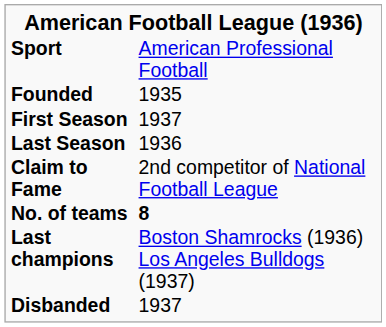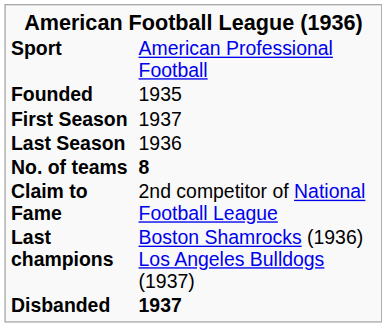rows swapped: (49, 178) <-> (69, 213)
(160, 305) normal -> (160, 305) bold
